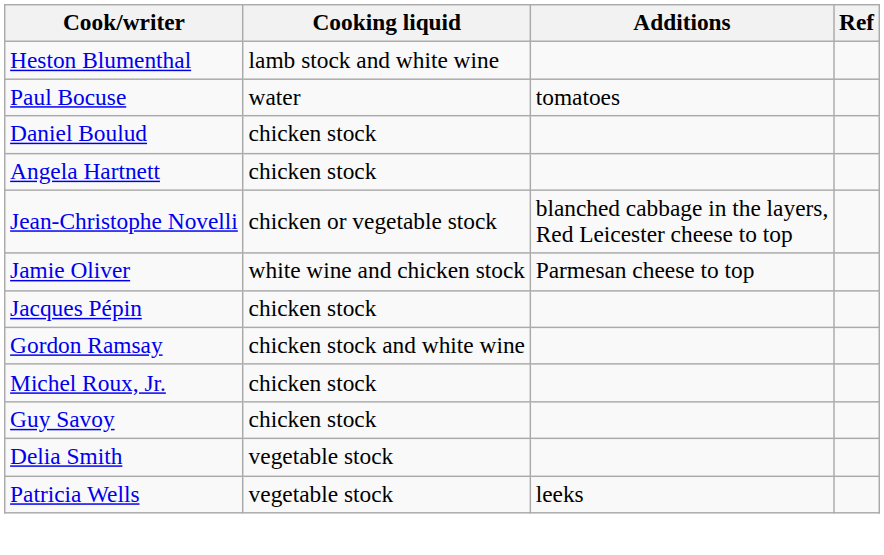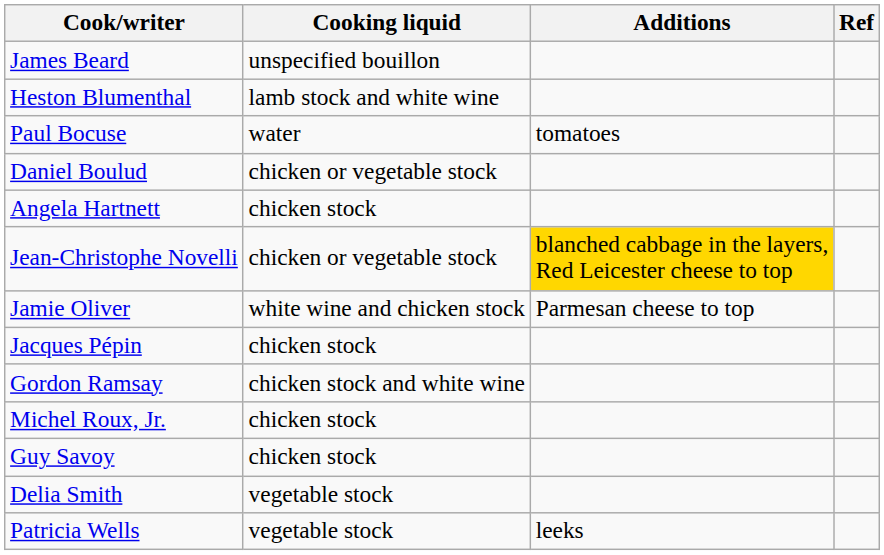+ row: (69, 60)
(312, 134) chicken stock -> (373, 171) chicken or vegetable stock
(682, 221) no background -> (682, 258) gold background
